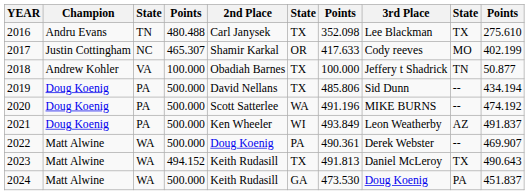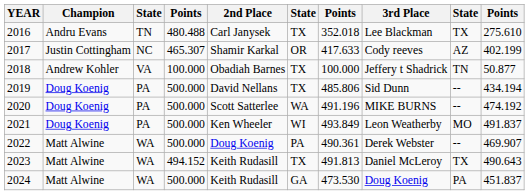(340, 32) 352.098 -> (340, 32) 352.018
(462, 50) MO -> (461, 50) AZ
(461, 124) AZ -> (462, 124) MO
